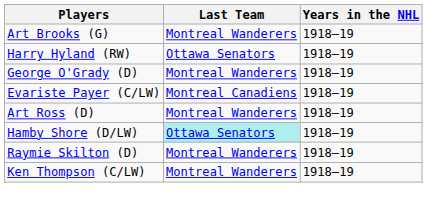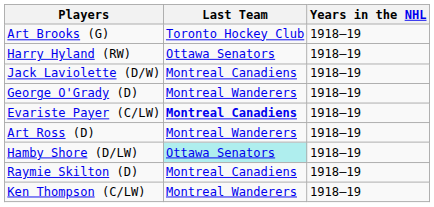(231, 34) Montreal Wanderers -> (235, 34) Toronto Hockey Club
+ row: (84, 73)
(231, 93) normal -> (231, 113) bold
(231, 152) Montreal Wanderers -> (231, 172) Montreal Canadiens
